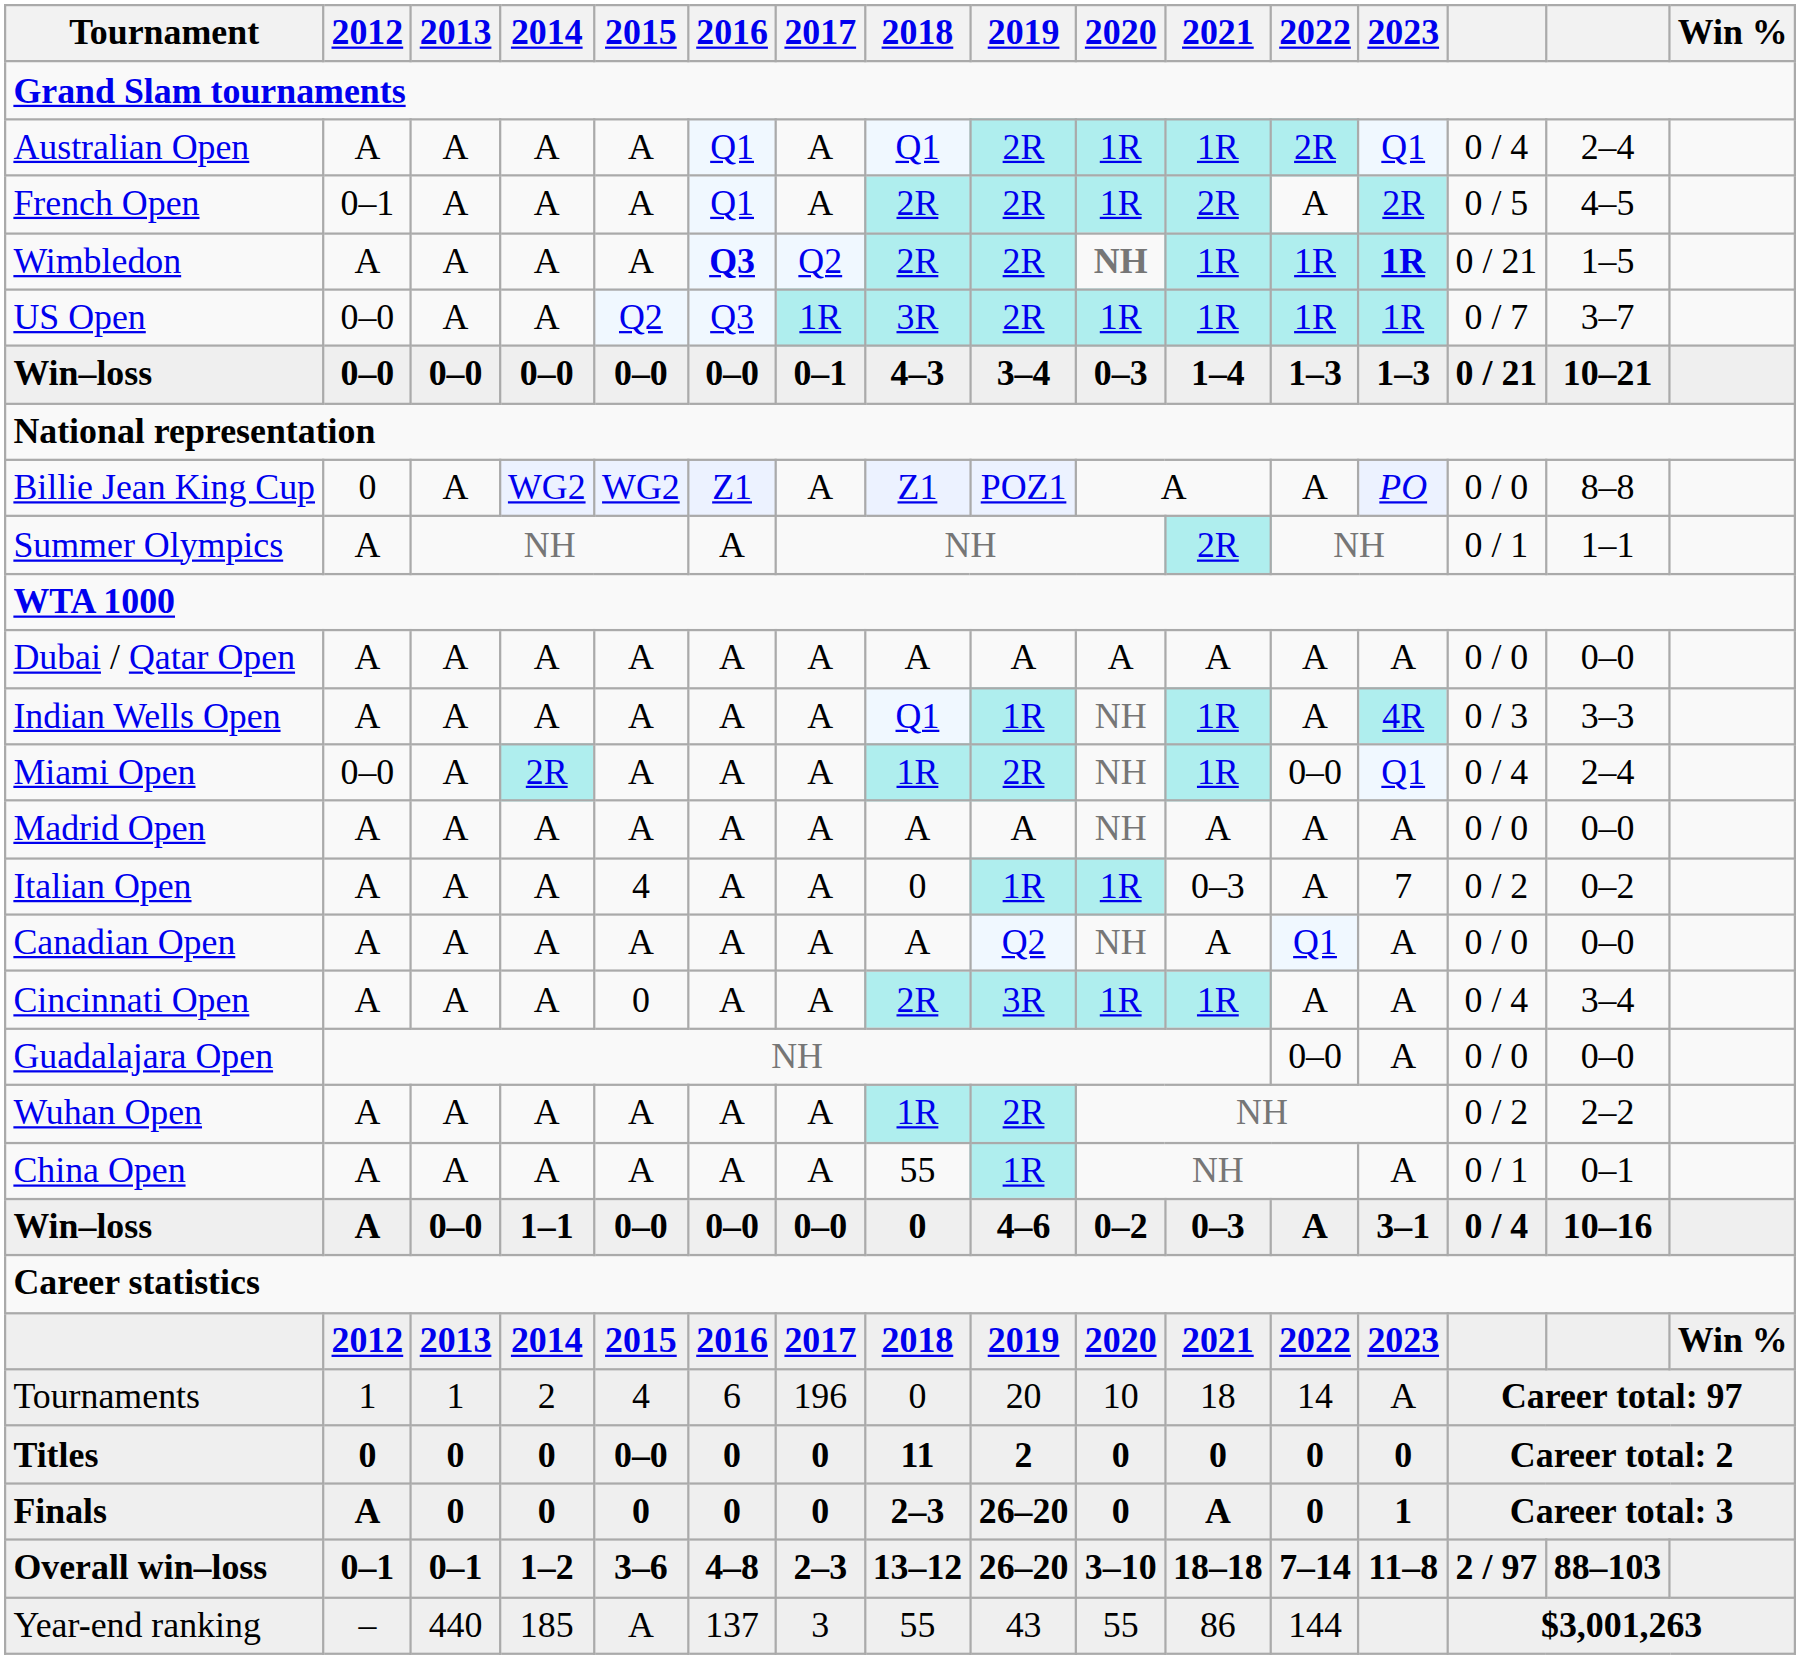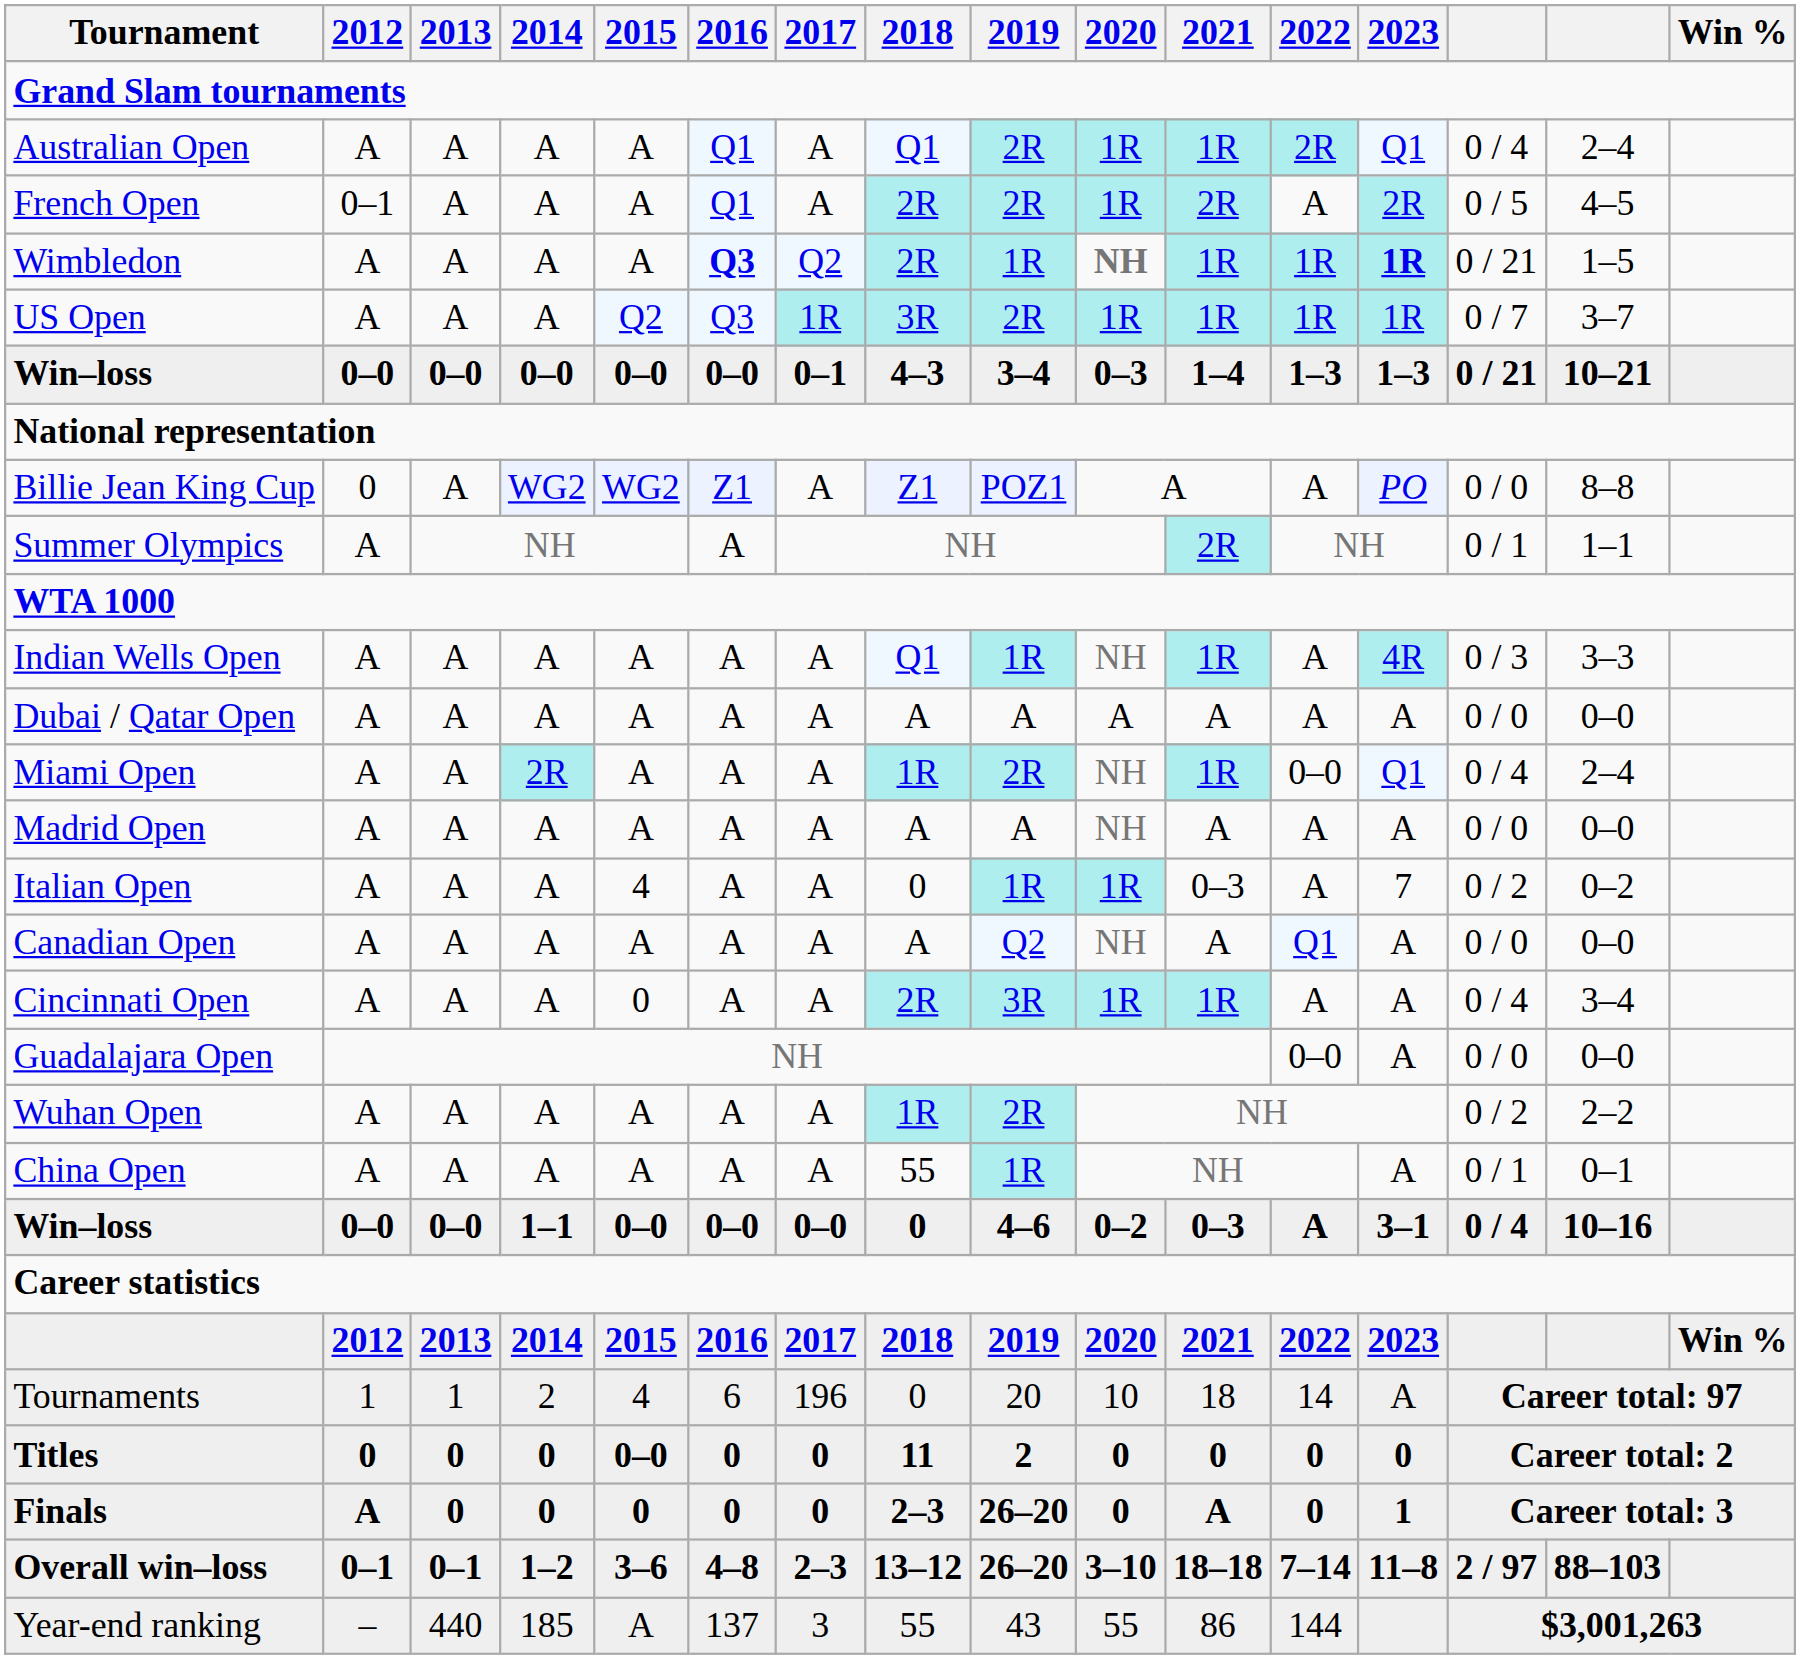(1024, 260) 2R -> (1024, 260) 1R
(367, 317) 0–0 -> (367, 317) A
rows swapped: (154, 658) <-> (147, 715)
(367, 771) 0–0 -> (367, 771) A
(367, 1226) A -> (367, 1226) 0–0
